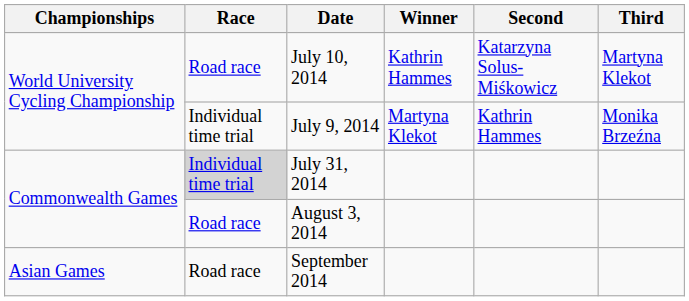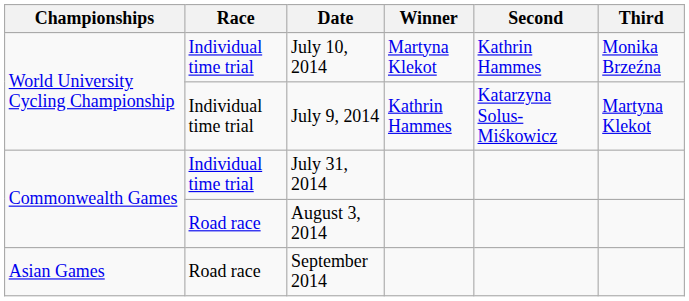(225, 67) Road race -> (225, 57) Individual time trial
(420, 67) Kathrin Hammes -> (418, 57) Martyna Klekot
(517, 67) Katarzyna Solus-Miśkowicz -> (509, 57) Kathrin Hammes
(633, 67) Martyna Klekot -> (632, 57) Monika Brzeźna
(418, 125) Martyna Klekot -> (420, 115) Kathrin Hammes
(509, 125) Kathrin Hammes -> (517, 115) Katarzyna Solus-Miśkowicz
(632, 125) Monika Brzeźna -> (633, 115) Martyna Klekot
(225, 174) lightgrey background -> (225, 174) no background
